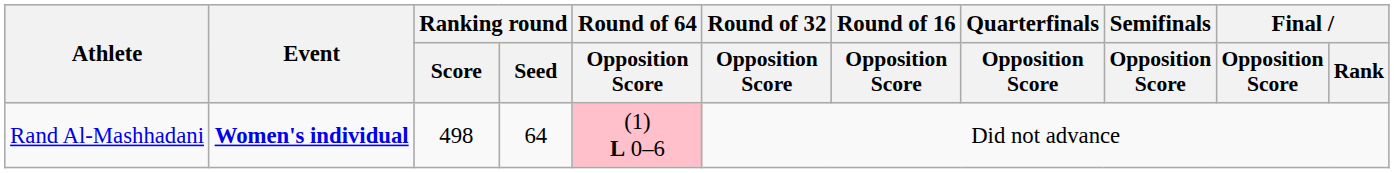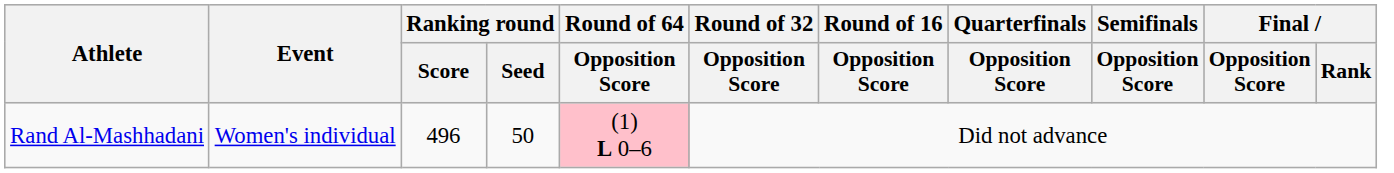(312, 135) bold -> (305, 135) normal
(456, 135) 498 -> (443, 135) 496
(536, 135) 64 -> (523, 135) 50
